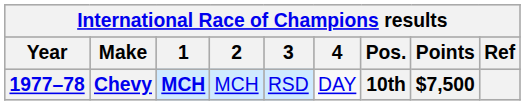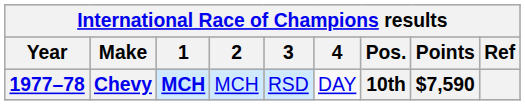(445, 84) $7,500 -> (445, 84) $7,590
